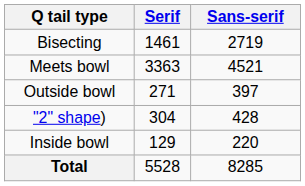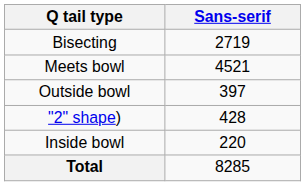- column: (162, 17)
